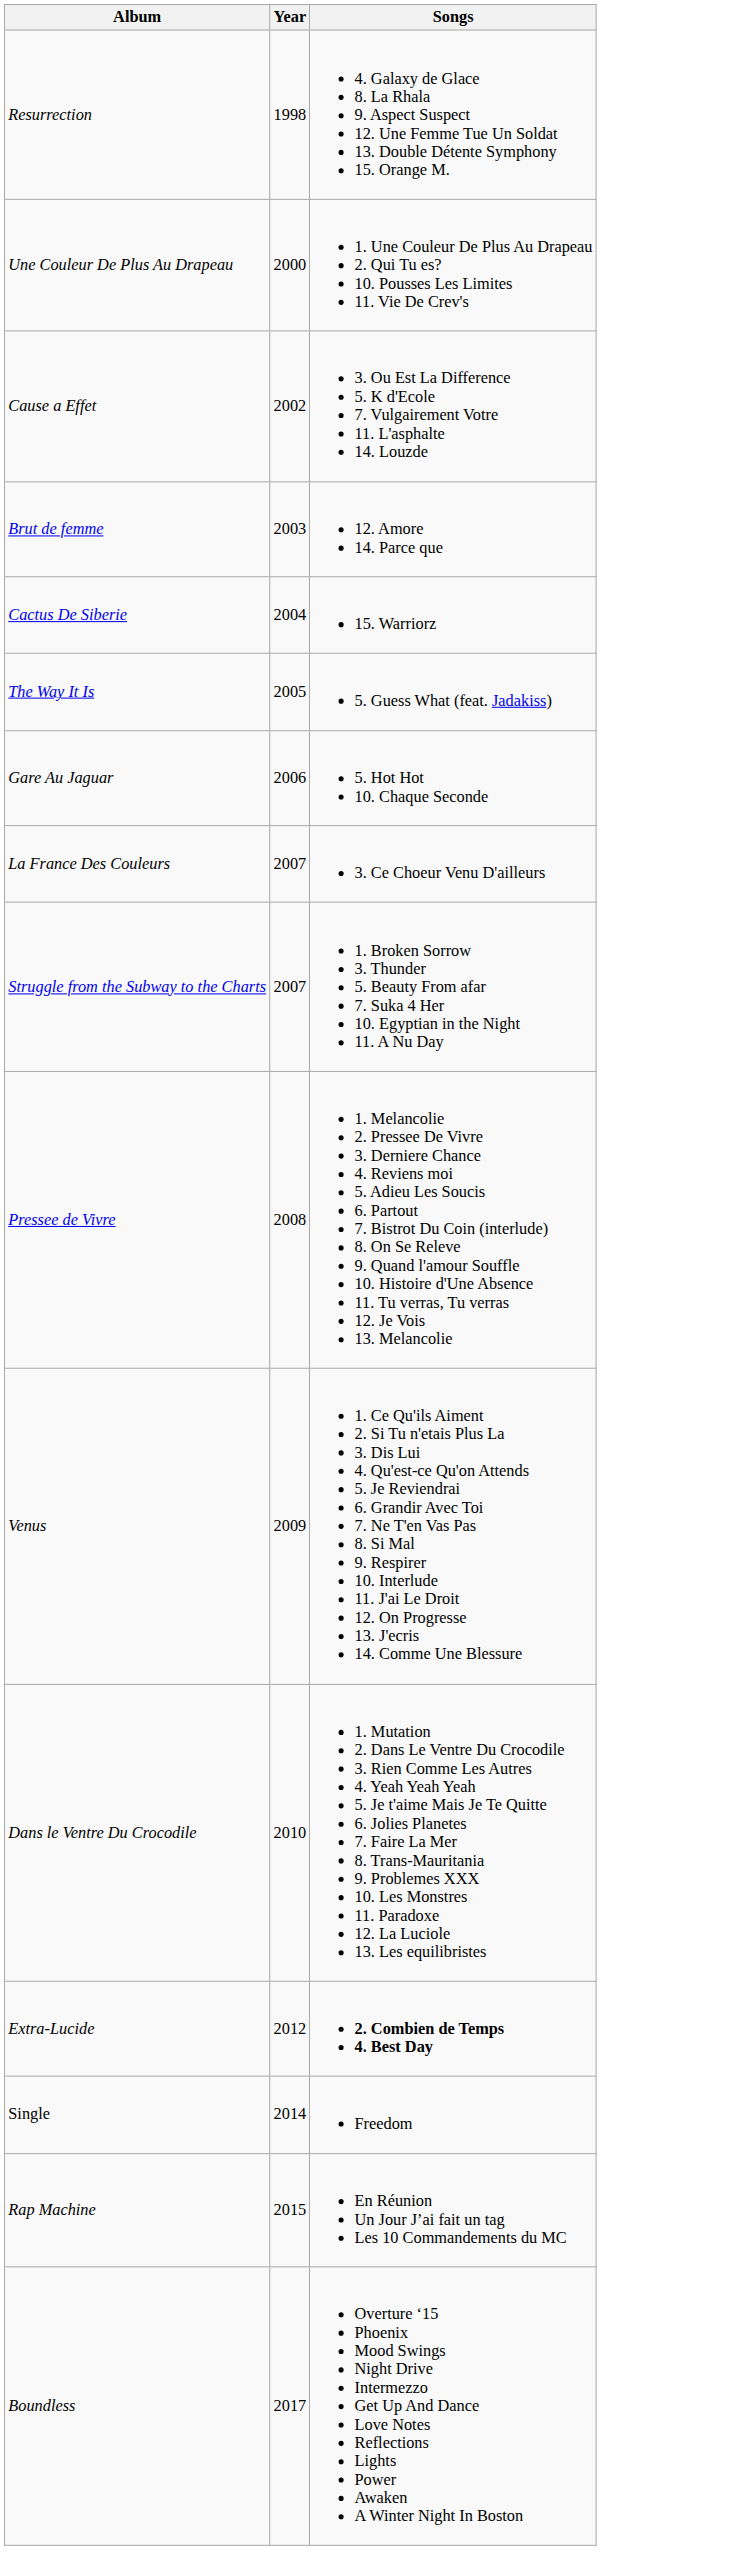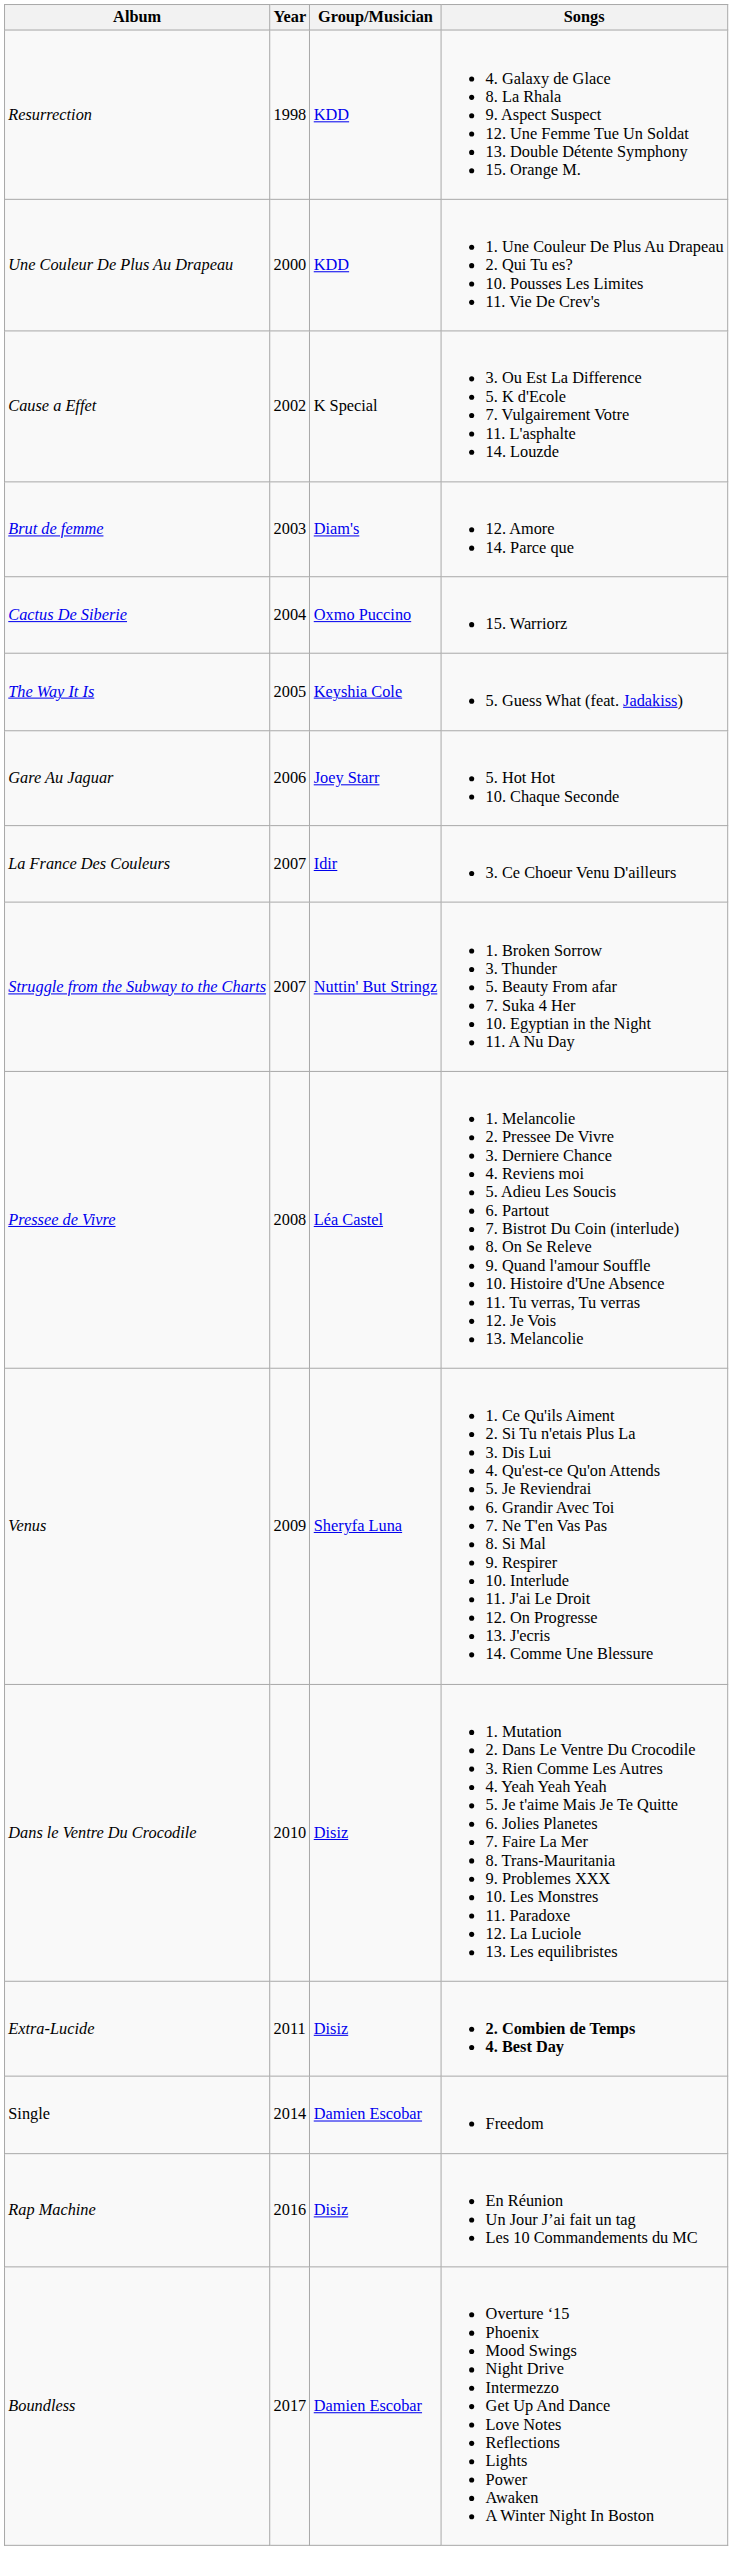+ column: (376, 17)
(290, 2028) 2012 -> (290, 2028) 2011
(290, 2210) 2015 -> (290, 2210) 2016
